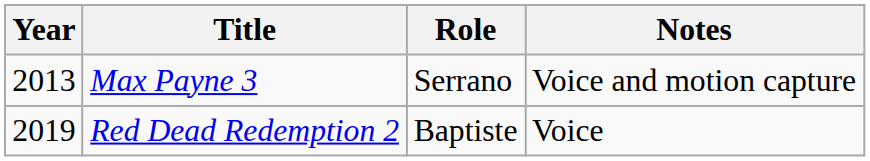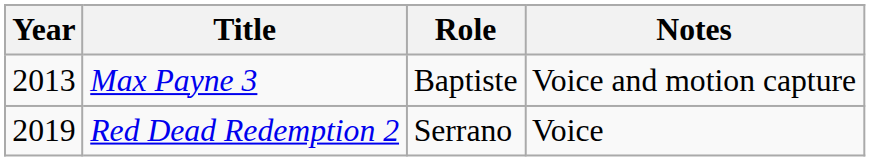(463, 79) Serrano -> (466, 79) Baptiste
(466, 130) Baptiste -> (463, 130) Serrano
